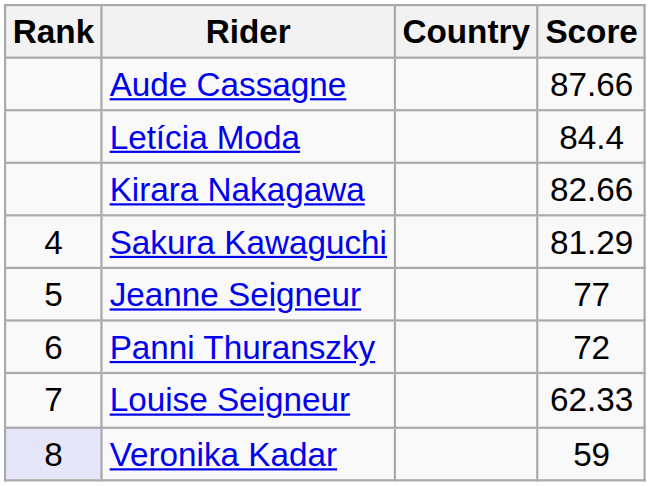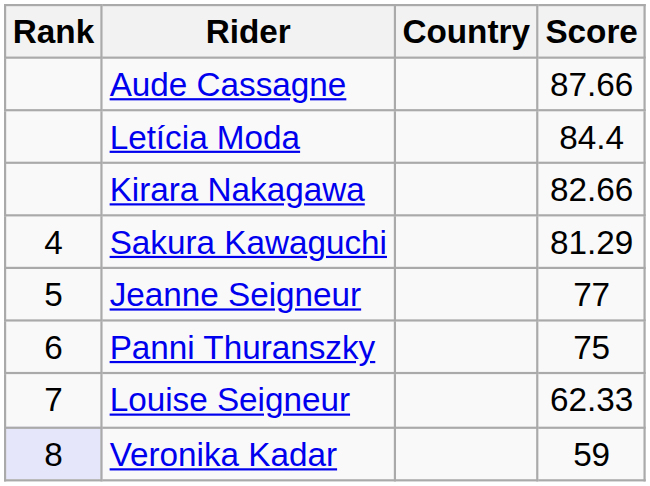(592, 348) 72 -> (592, 348) 75
